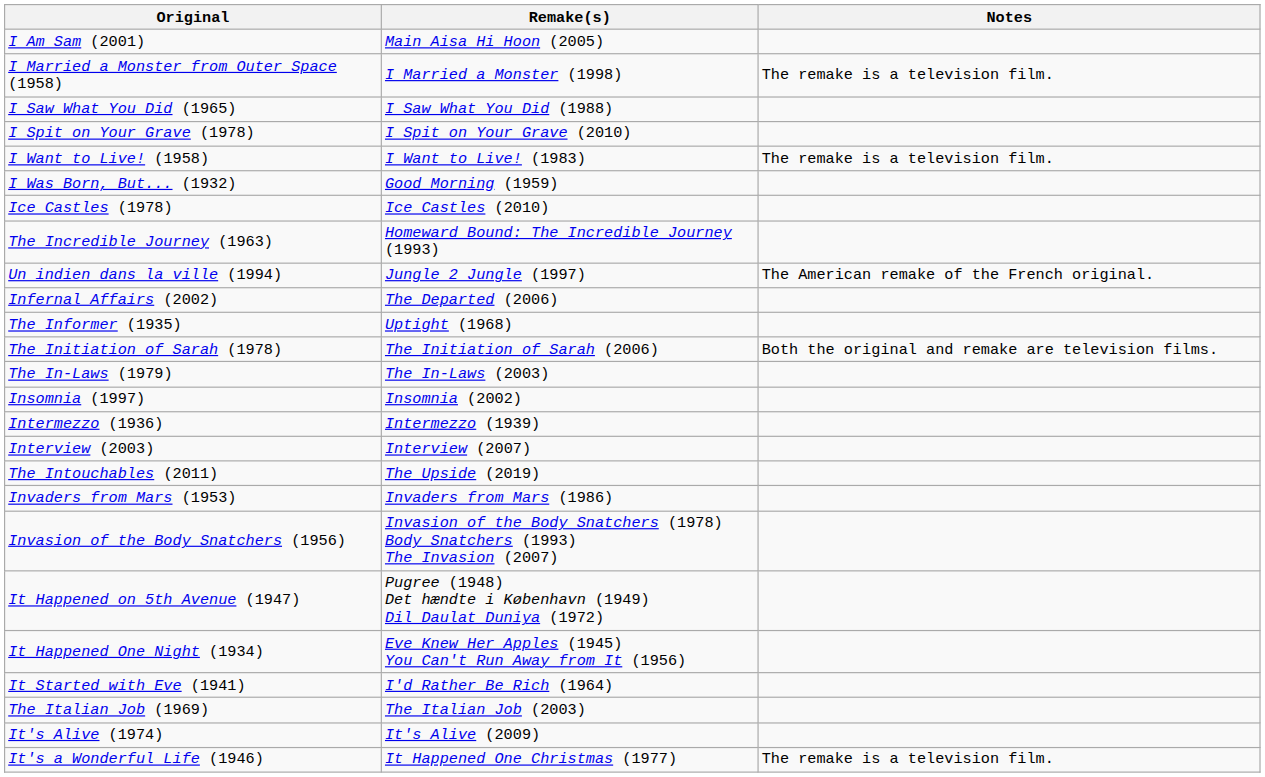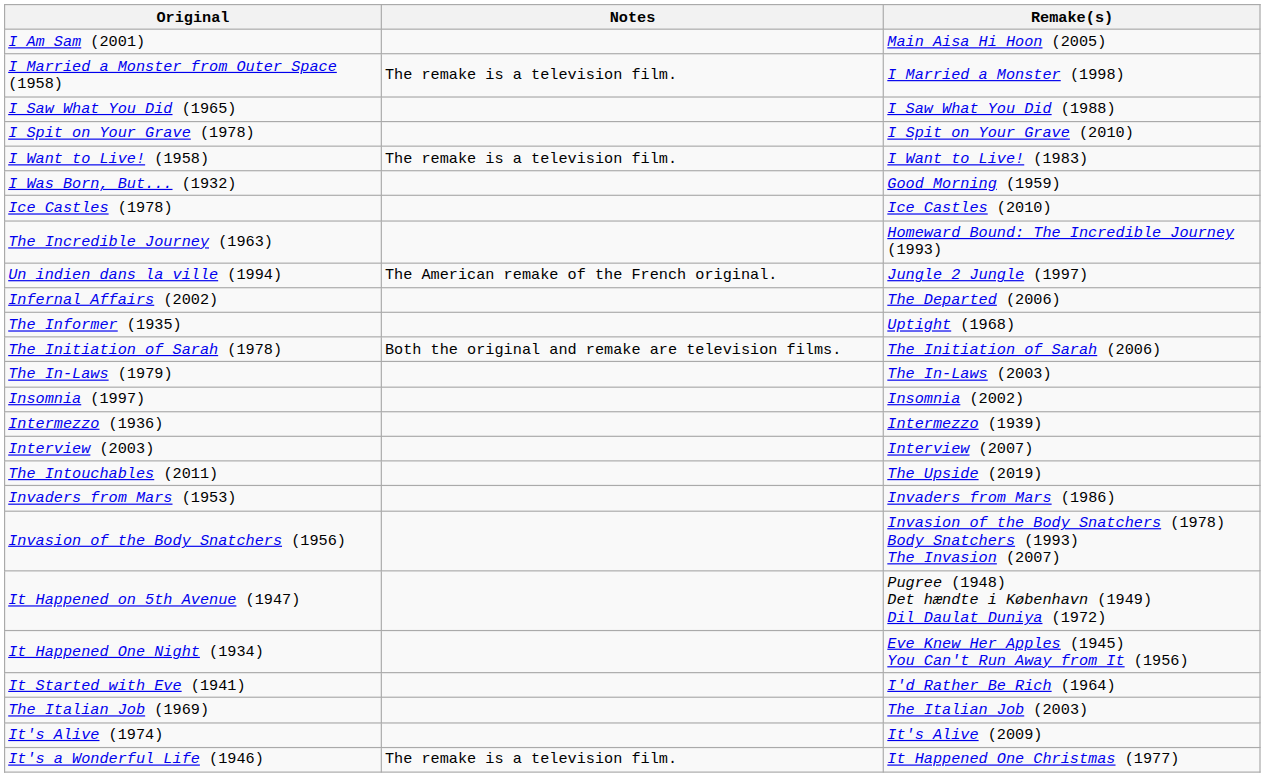columns swapped: (570, 17) <-> (1009, 17)
